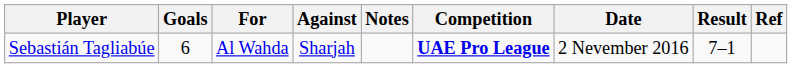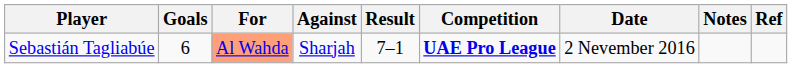columns swapped: (722, 18) <-> (387, 18)
(252, 47) no background -> (252, 47) lightsalmon background
